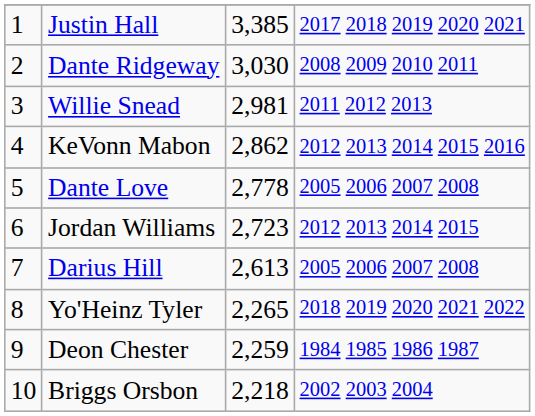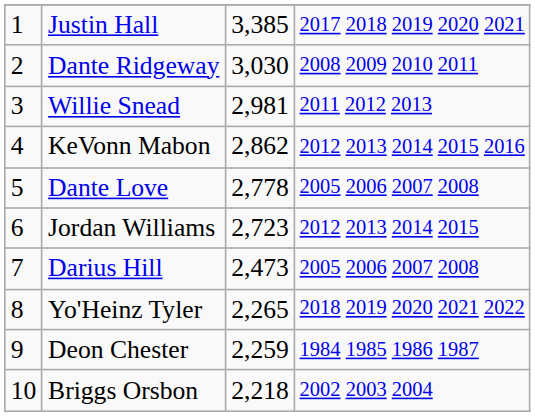(260, 268) 2,613 -> (260, 268) 2,473
